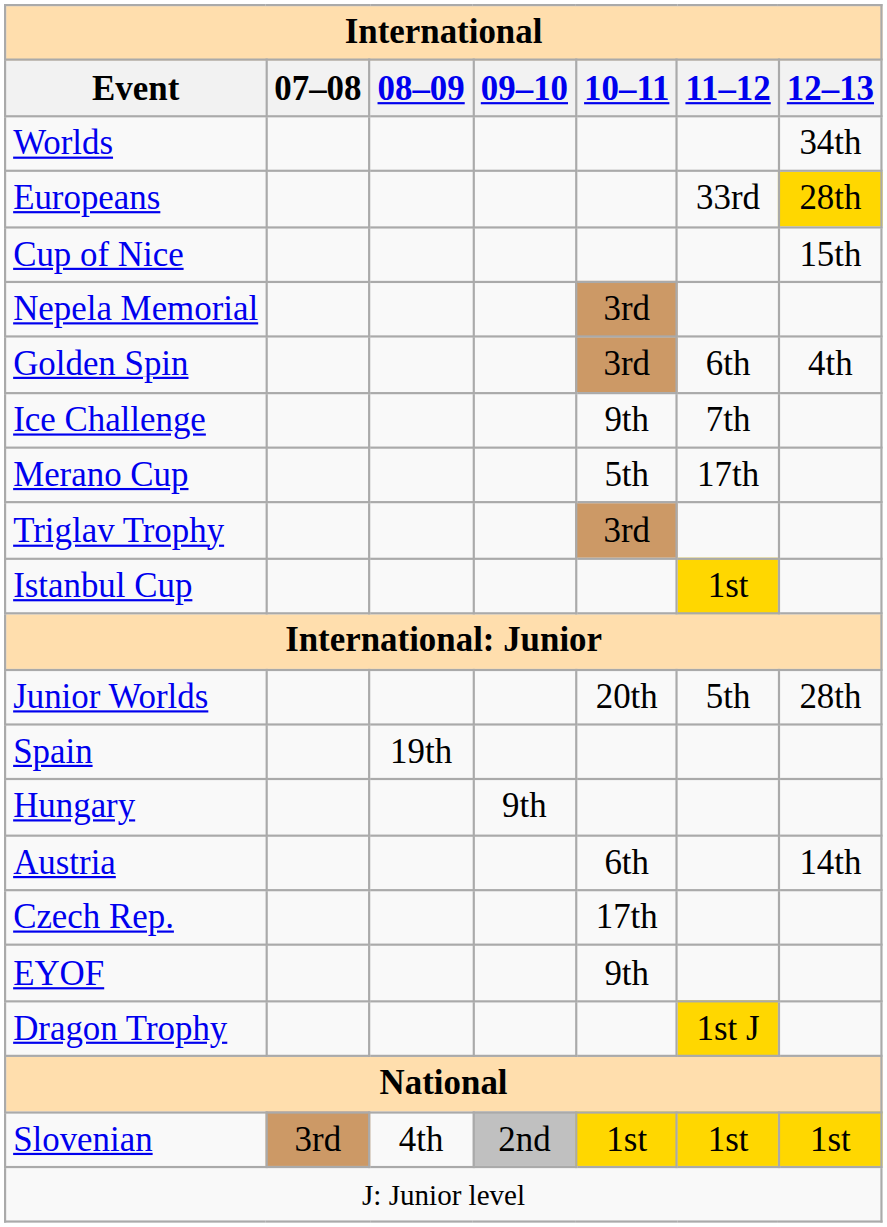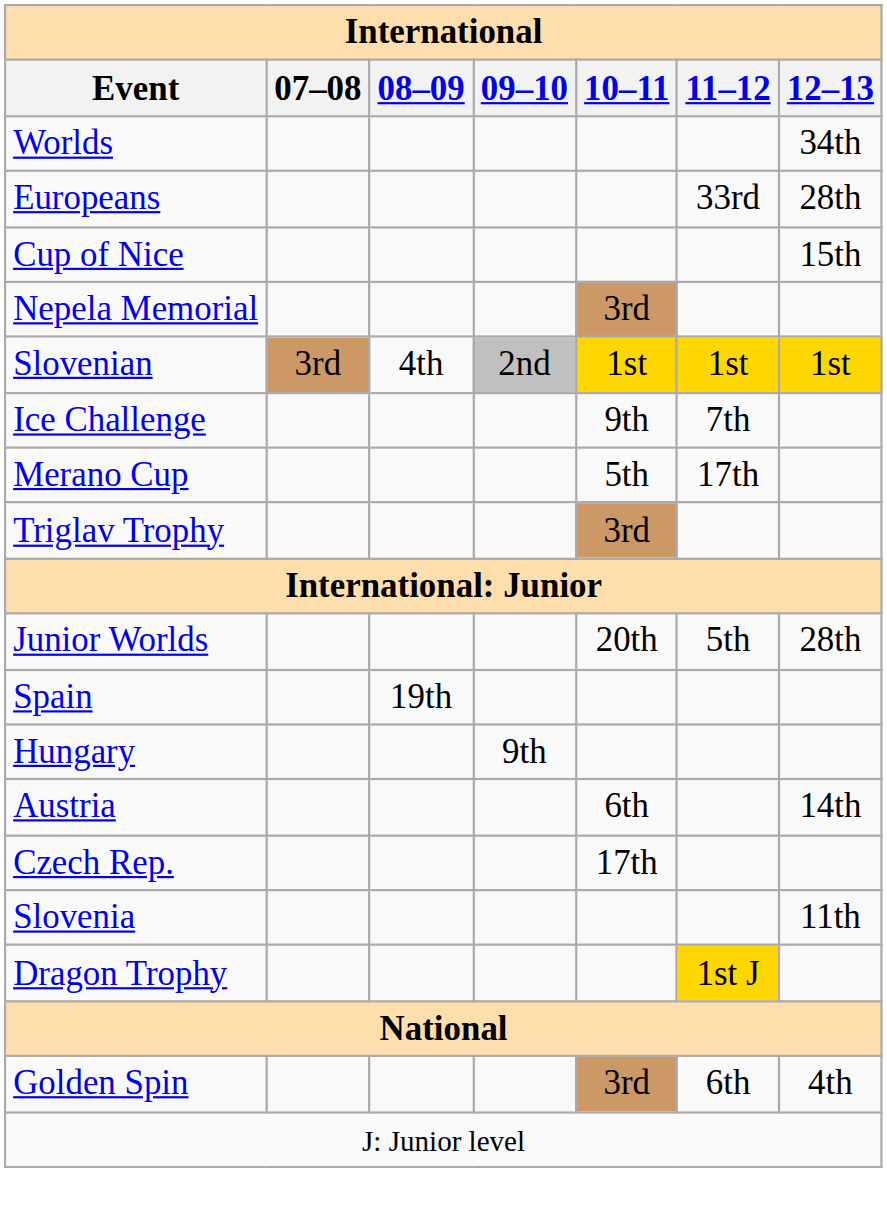(830, 198) gold background -> (830, 198) no background
rows swapped: (101, 364) <-> (83, 1138)
- row: (103, 585)
+ row: (74, 917)
- row: (59, 972)
